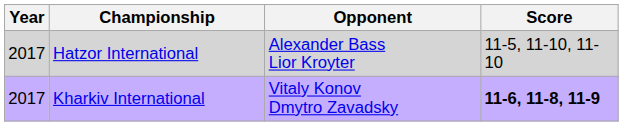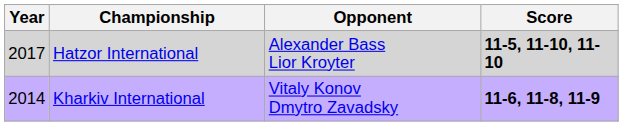(542, 53) normal -> (542, 53) bold
(27, 98) 2017 -> (27, 98) 2014
